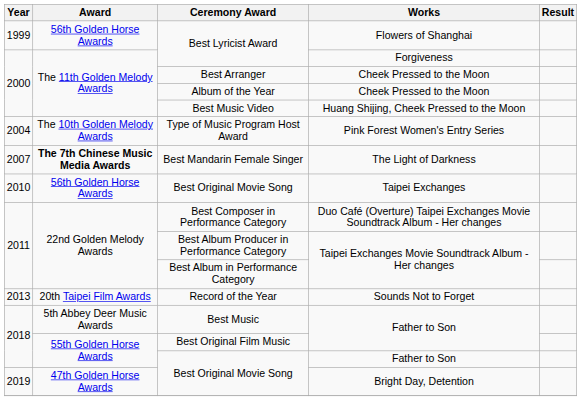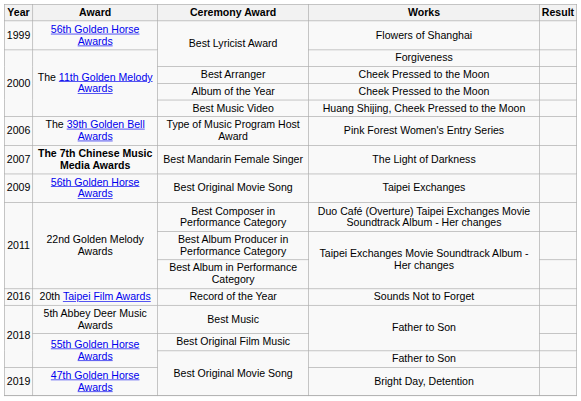(19, 131) 2004 -> (19, 131) 2006
(95, 131) The 10th Golden Melody Awards -> (95, 131) The 39th Golden Bell Awards
(19, 188) 2010 -> (19, 188) 2009
(19, 297) 2013 -> (19, 297) 2016
